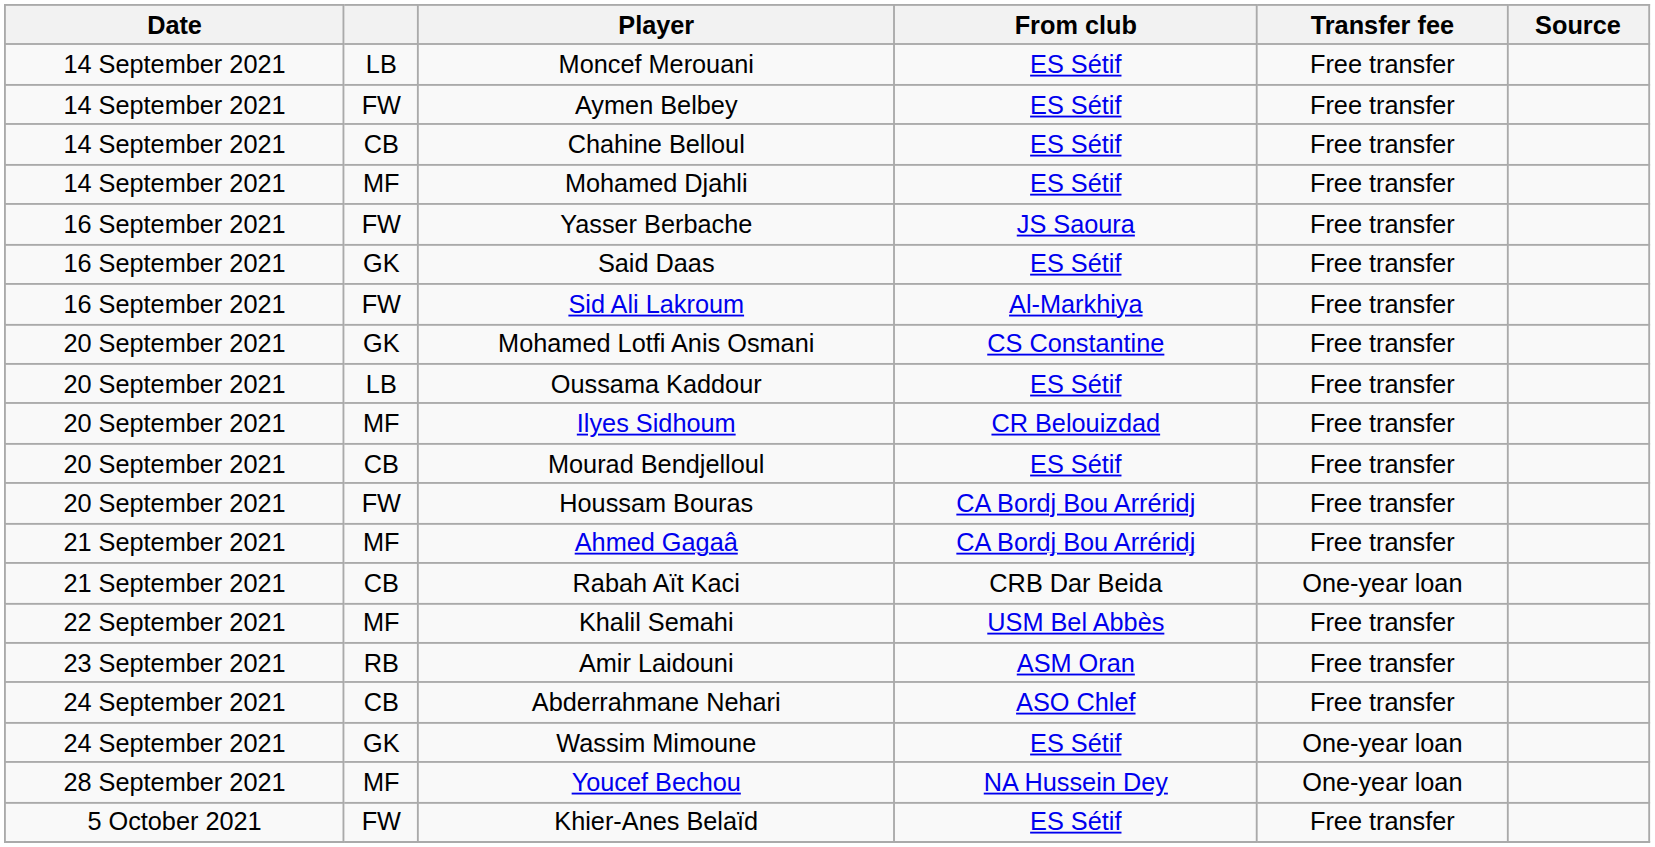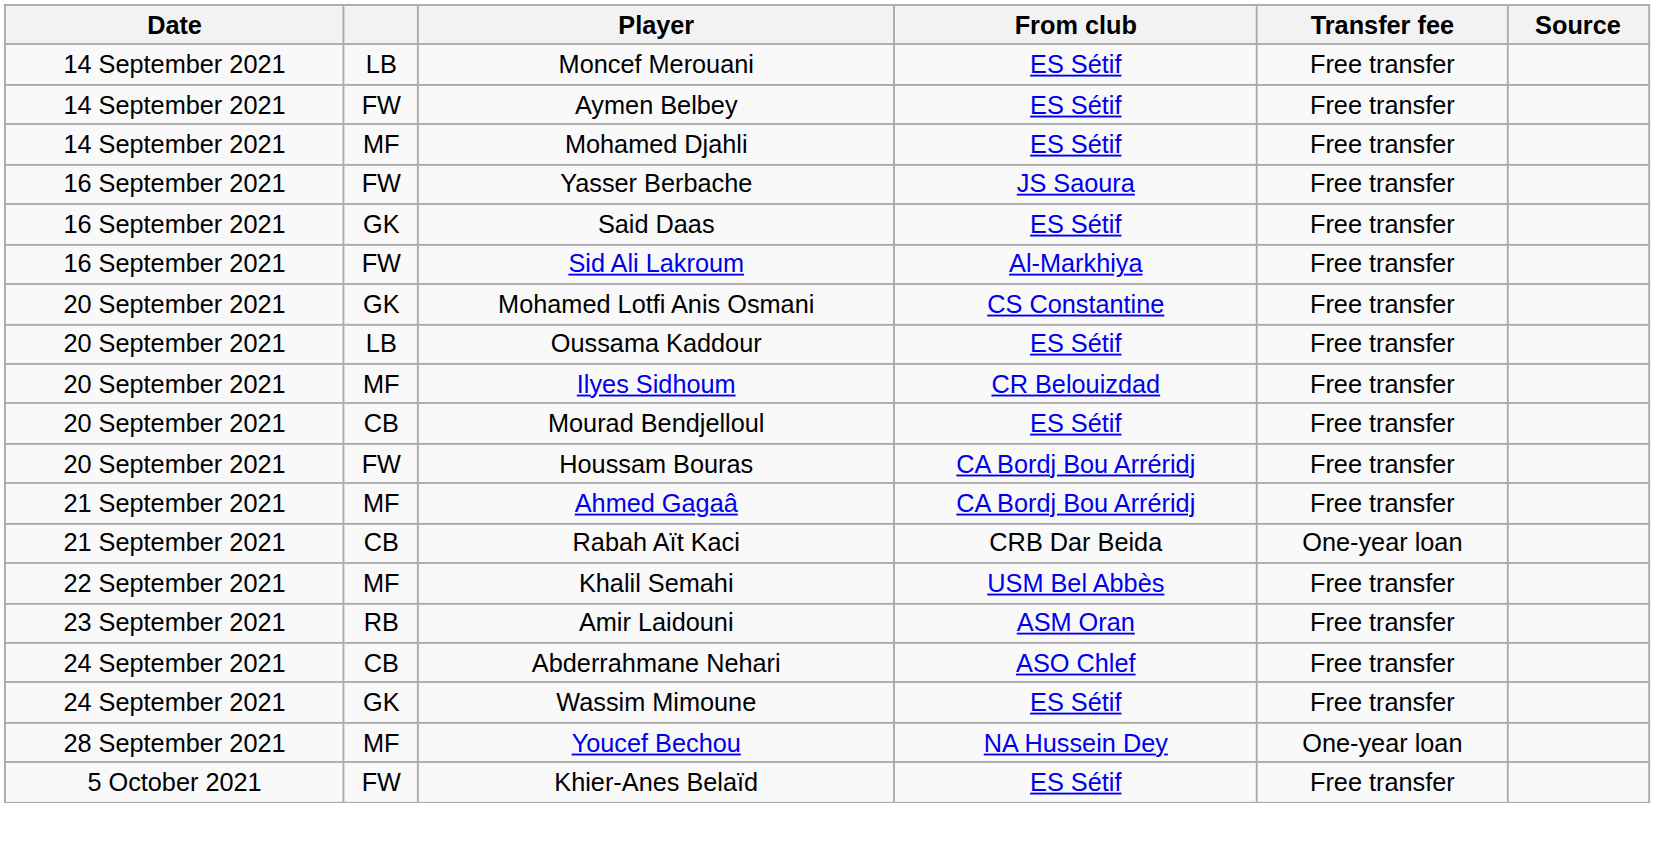- row: (656, 144)
(1382, 742) One-year loan -> (1382, 702) Free transfer
